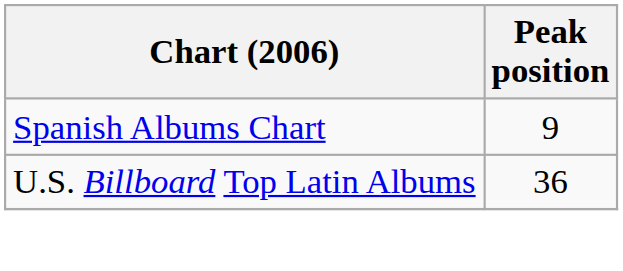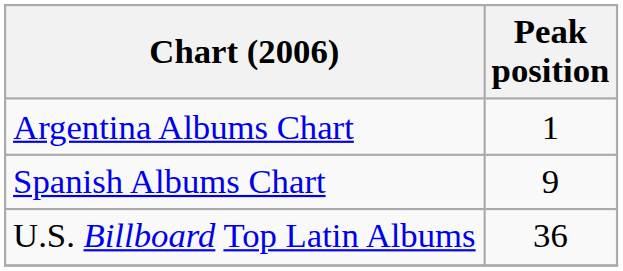+ row: (183, 126)
